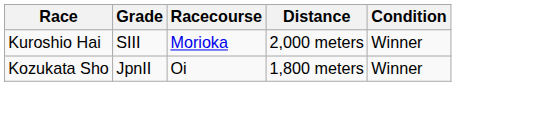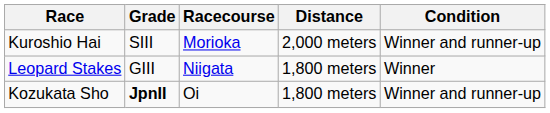(397, 42) Winner -> (462, 42) Winner and runner-up
+ row: (65, 68)
(134, 68) normal -> (148, 94) bold
(397, 68) Winner -> (462, 94) Winner and runner-up
